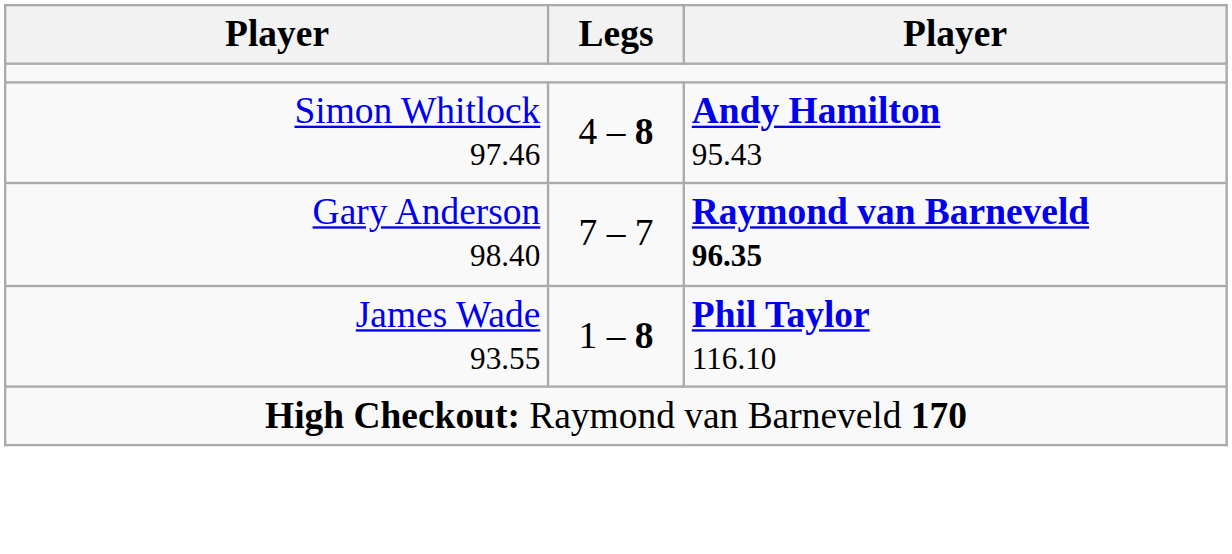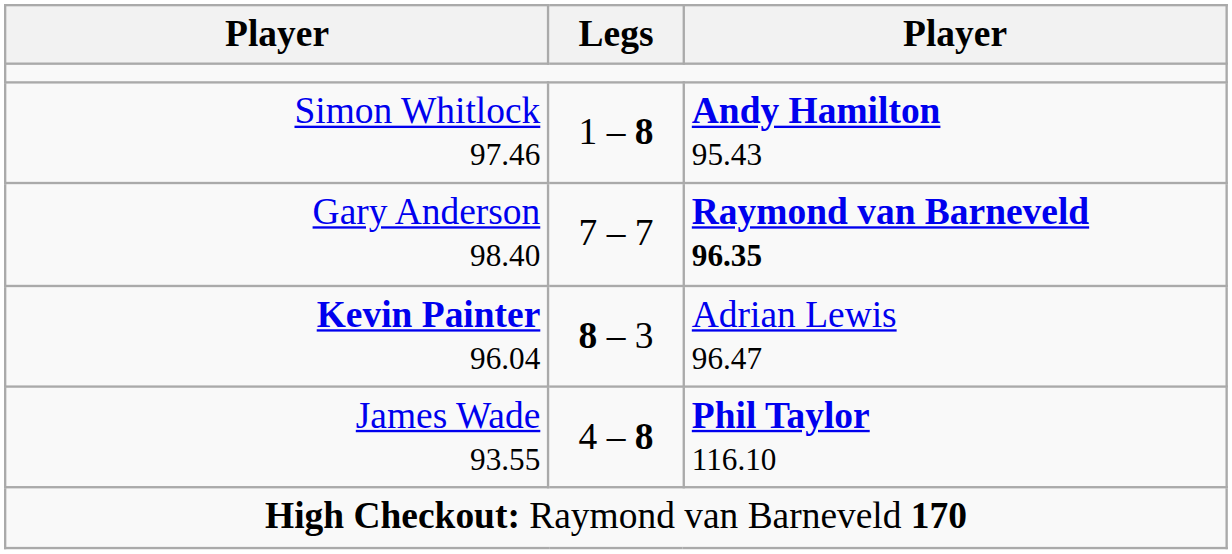(616, 131) 4 – 8 -> (616, 131) 1 – 8
+ row: (429, 334)
(616, 334) 1 – 8 -> (616, 436) 4 – 8
